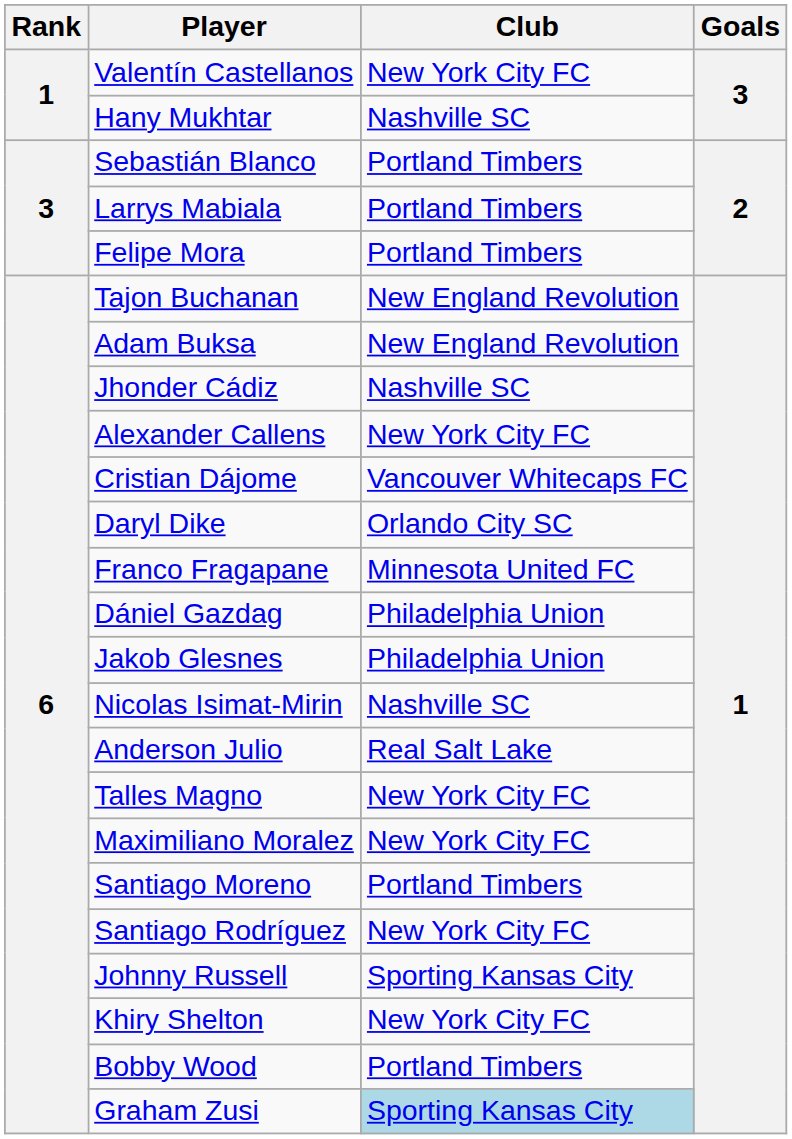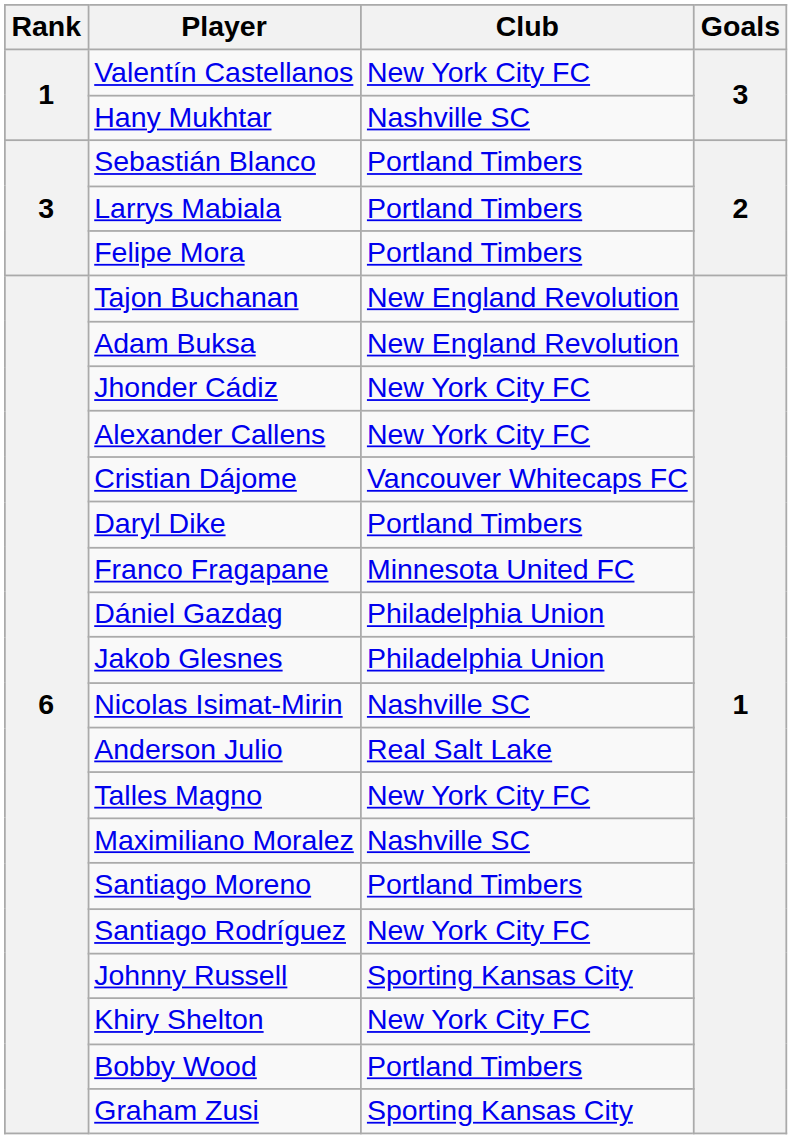(448, 388) Nashville SC -> (479, 388) New York City FC
(470, 523) Orlando City SC -> (475, 523) Portland Timbers
(479, 840) New York City FC -> (448, 840) Nashville SC
(500, 1111) lightblue background -> (500, 1111) no background
